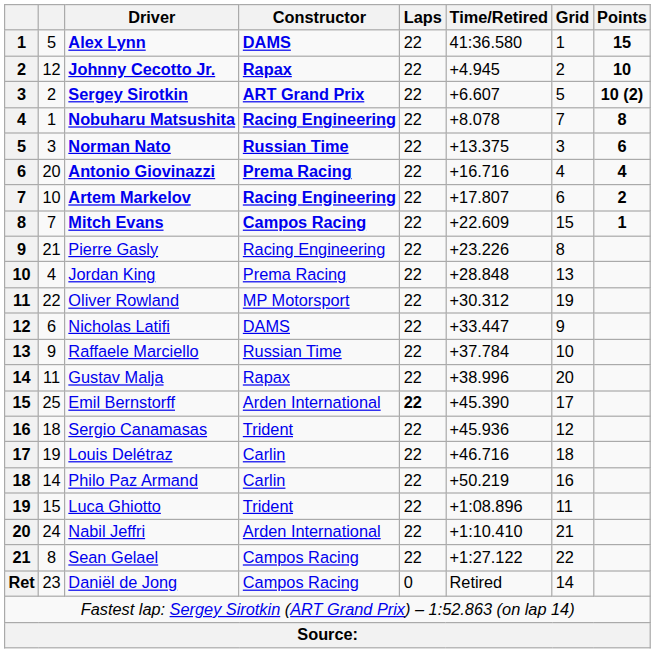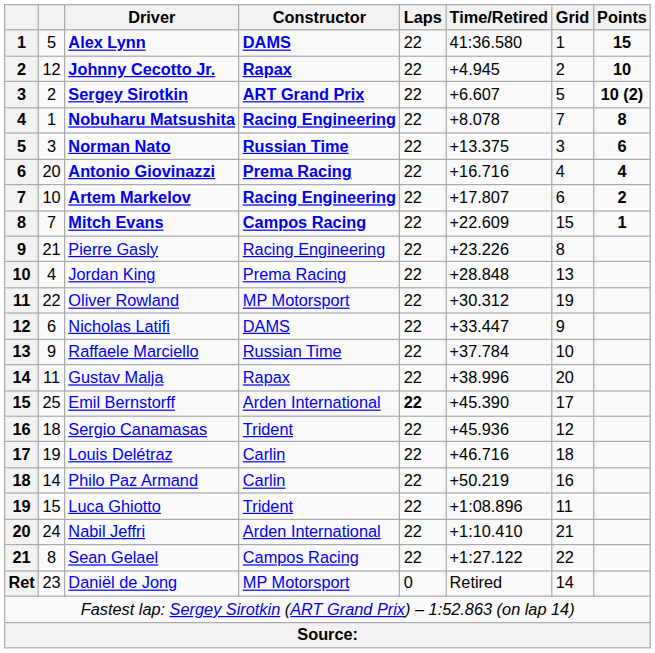(301, 583) Campos Racing -> (296, 583) MP Motorsport
